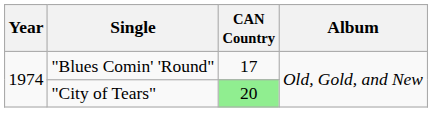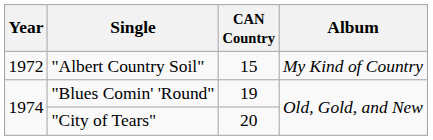+ row: (128, 65)
(249, 65) 17 -> (249, 93) 19
(249, 93) lightgreen background -> (249, 120) no background
